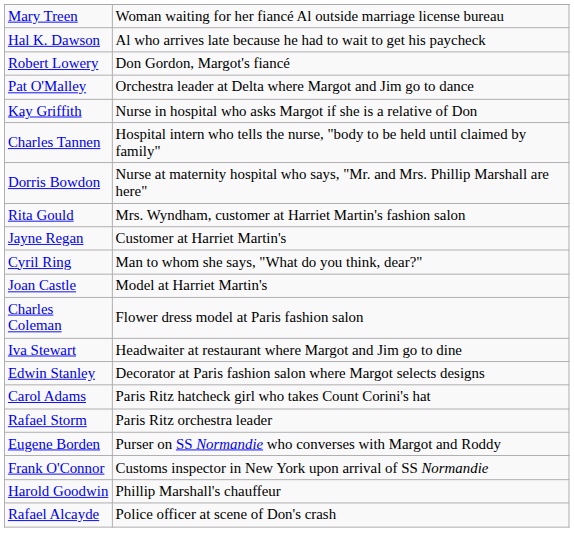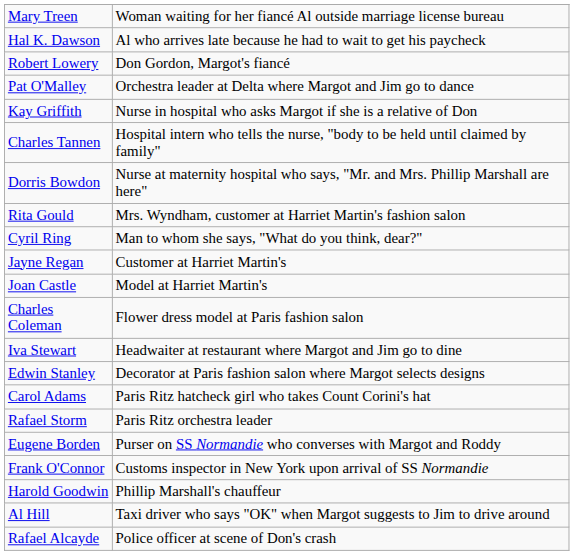rows swapped: (46, 238) <-> (40, 262)
+ row: (29, 514)
